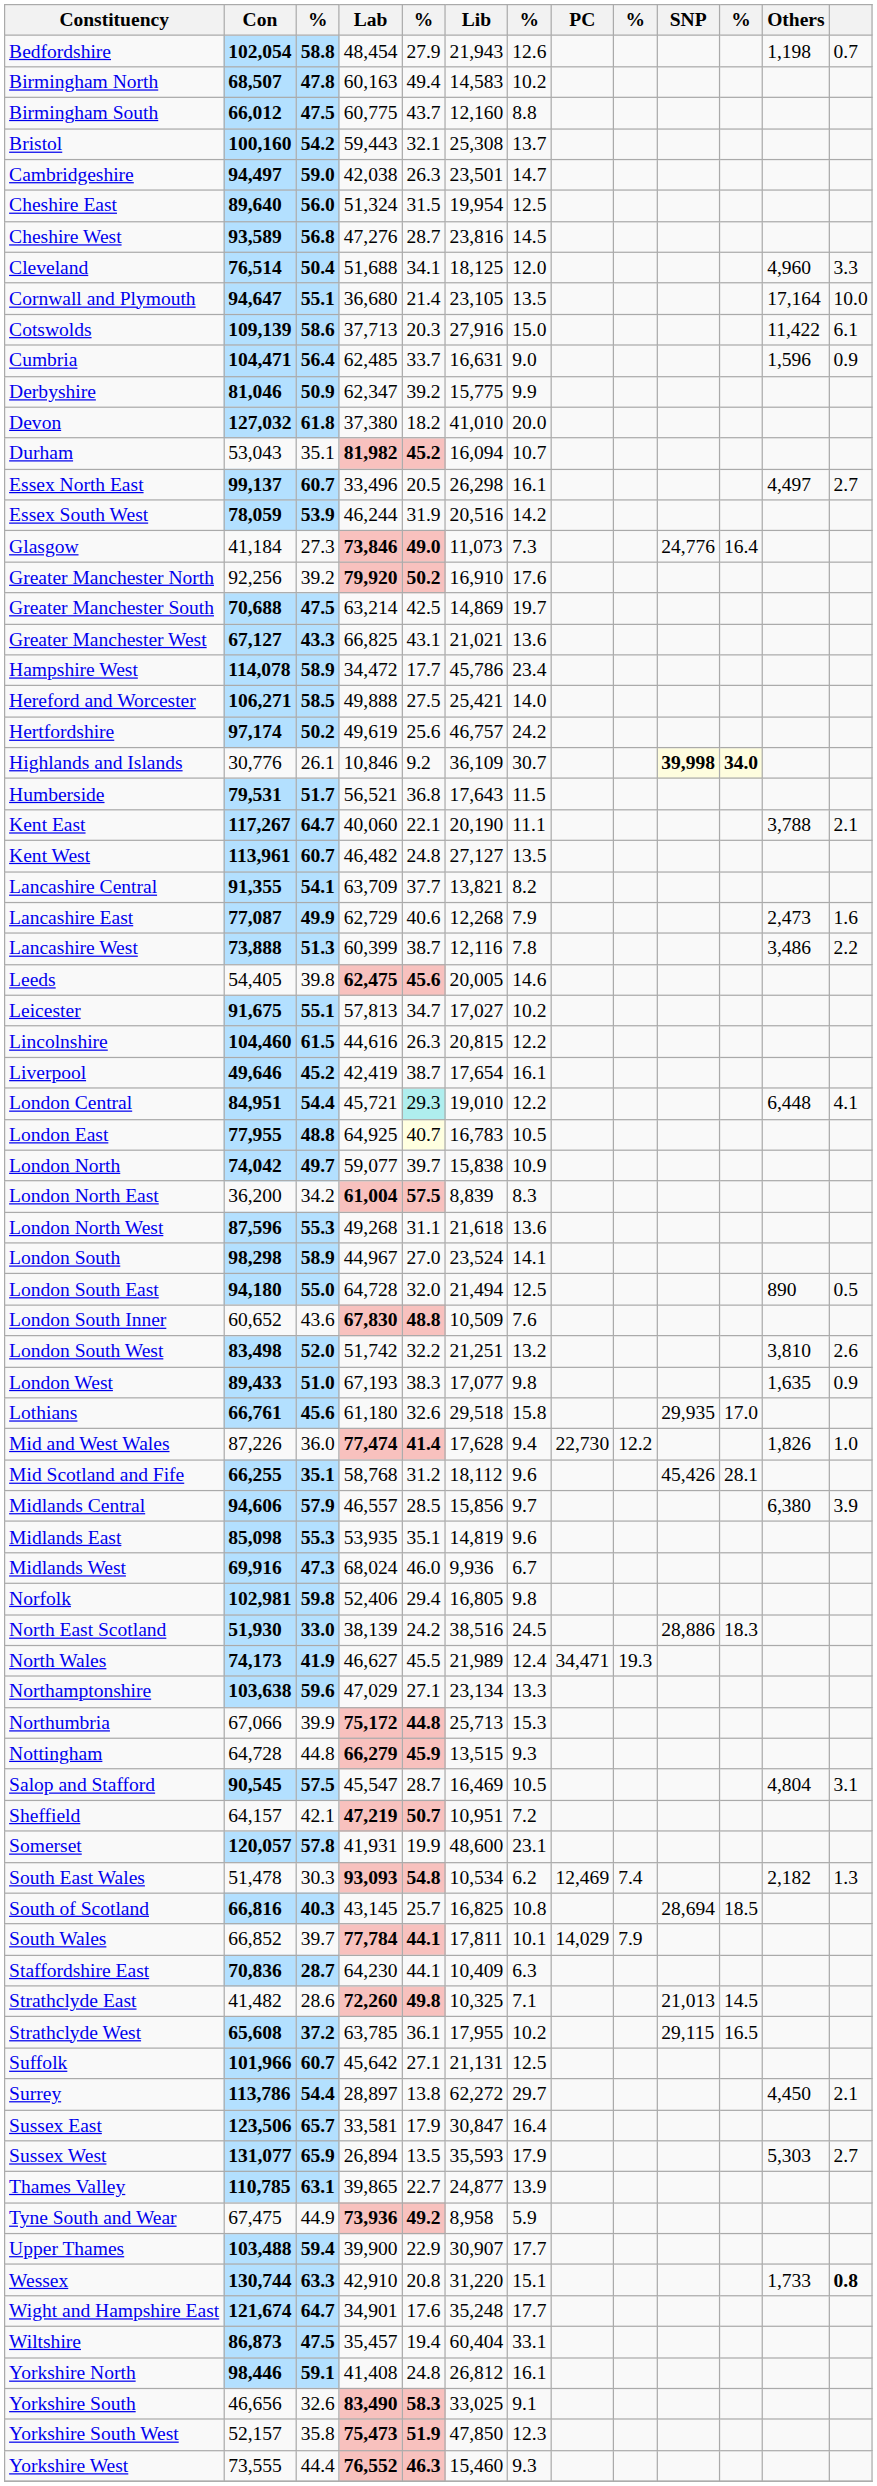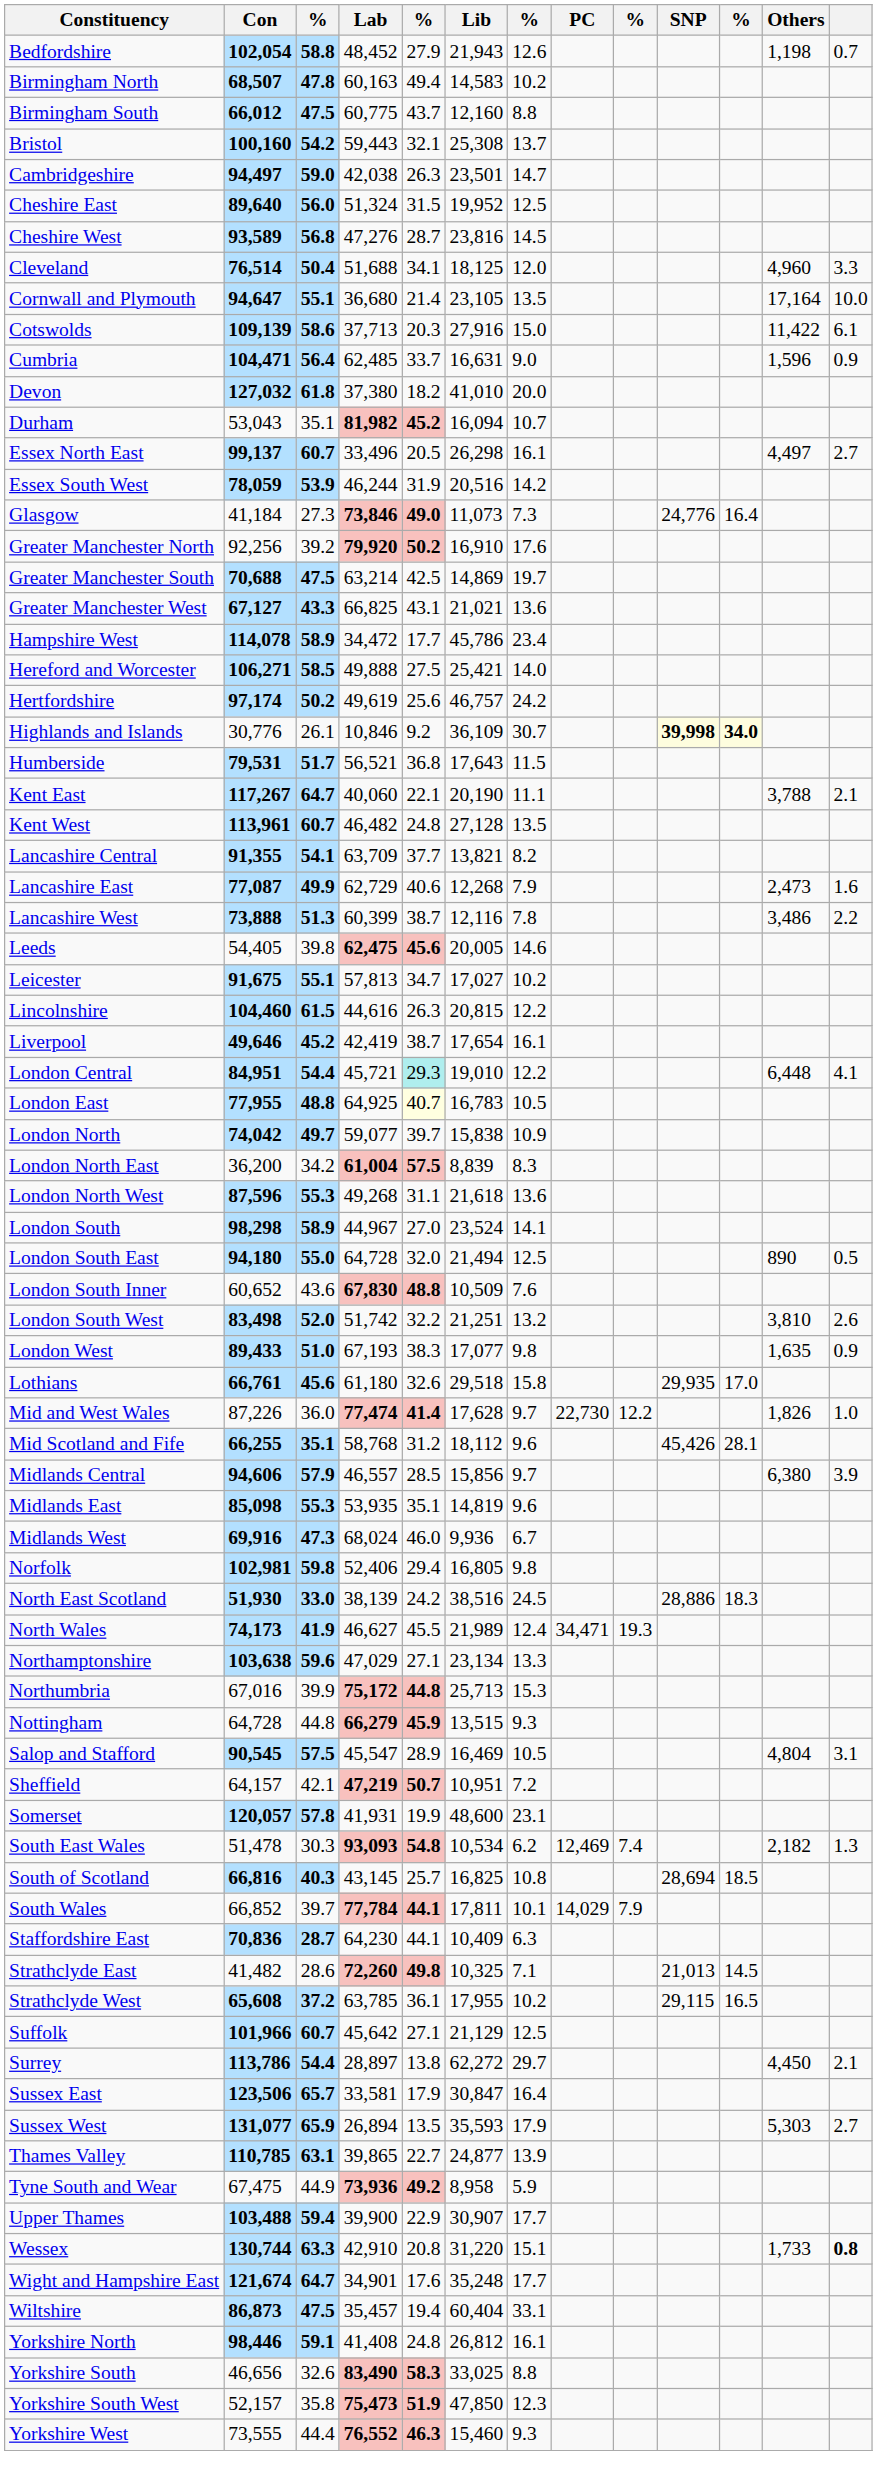(371, 50) 48,454 -> (371, 50) 48,452
(476, 205) 19,954 -> (476, 205) 19,952
- row: (52, 391)
(476, 855) 27,127 -> (476, 824) 27,128
(525, 1444) 9.4 -> (525, 1413) 9.7
(255, 1722) 67,066 -> (255, 1691) 67,016
(424, 1784) 28.7 -> (424, 1753) 28.9
(476, 2063) 21,131 -> (476, 2032) 21,129
(525, 2403) 9.1 -> (525, 2372) 8.8
